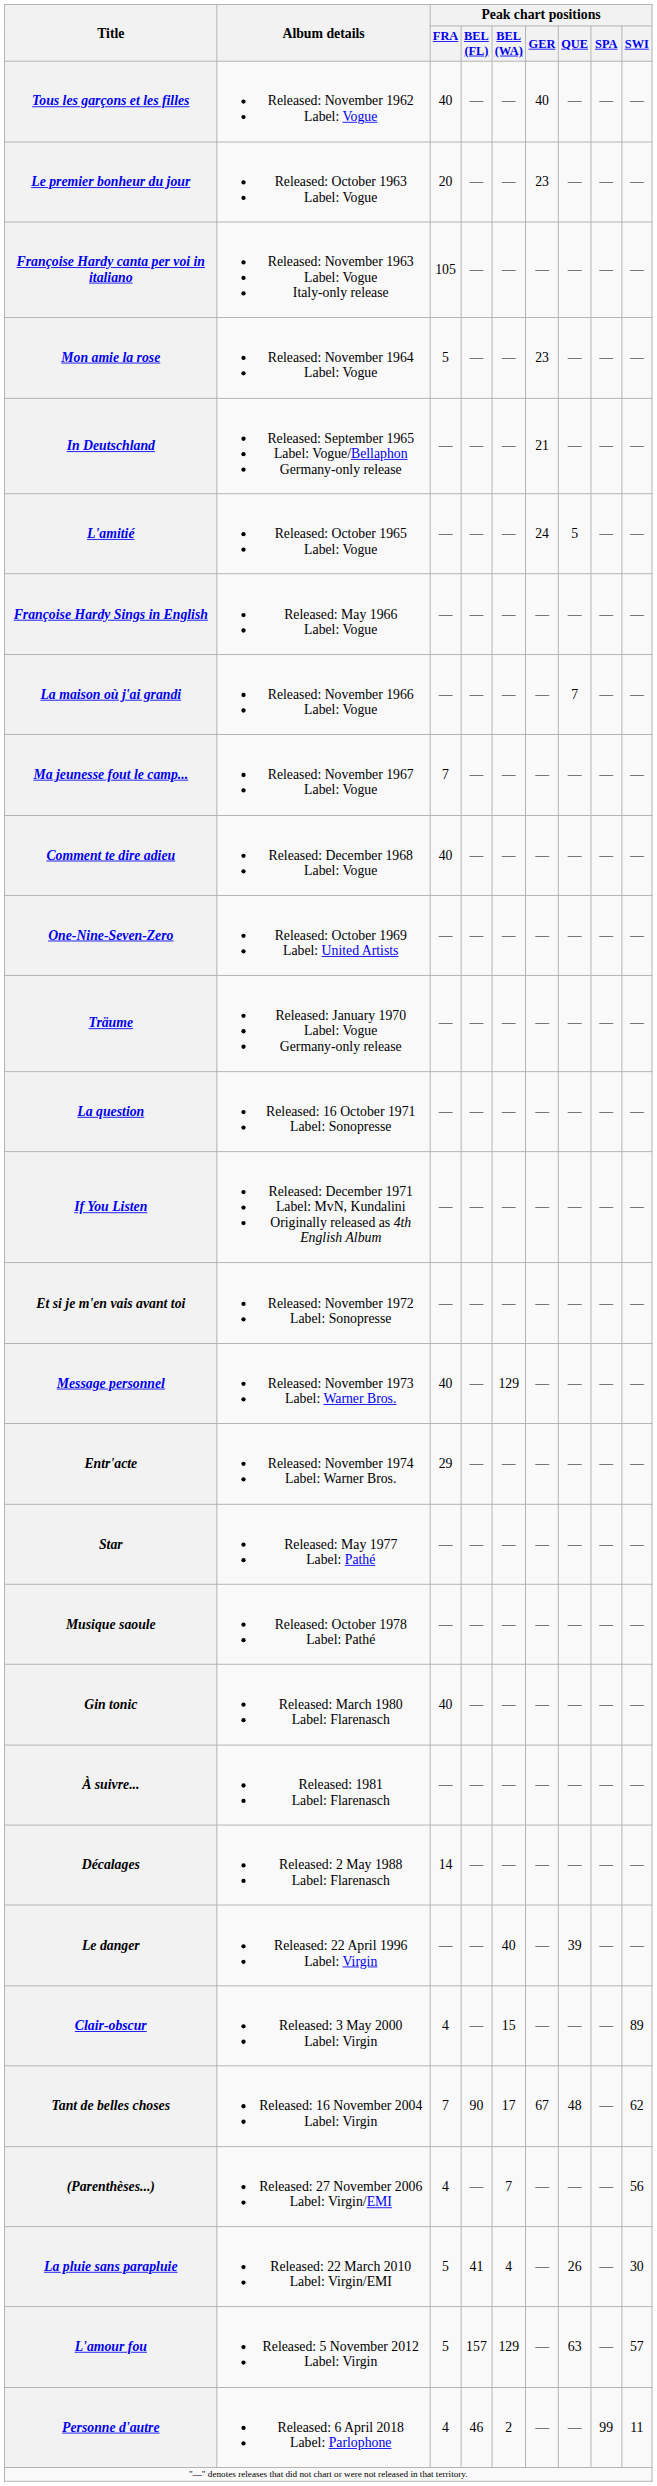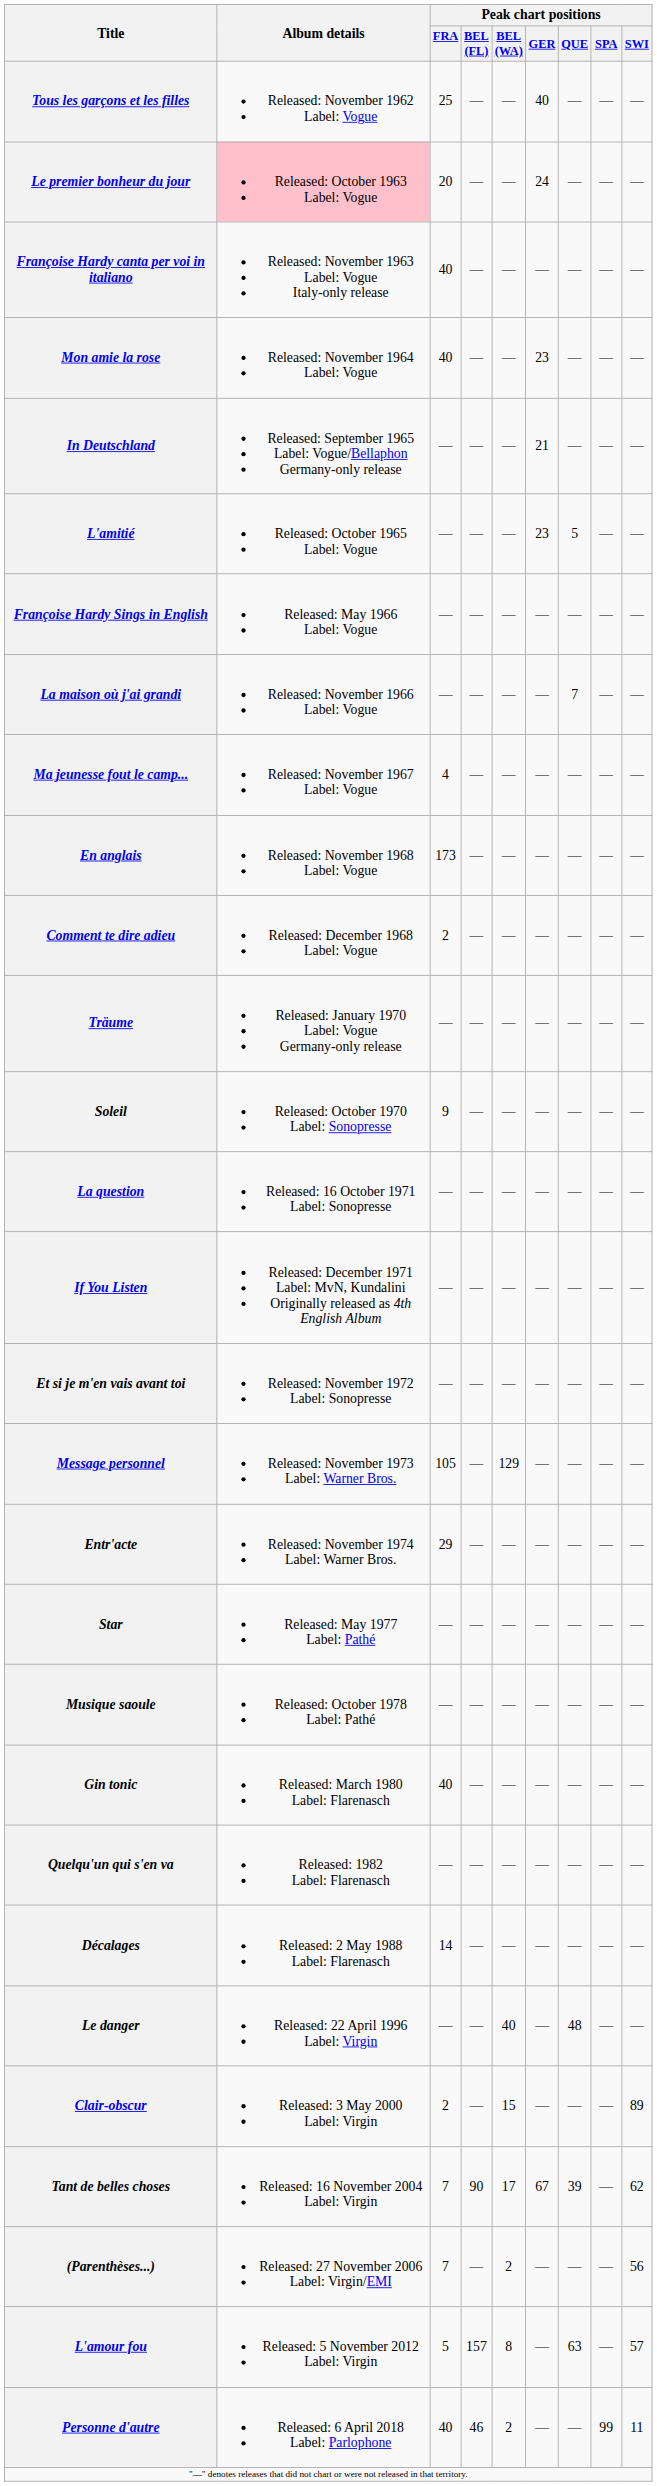(446, 101) 40 -> (446, 101) 25
(324, 189) no background -> (324, 189) pink background
(542, 181) 23 -> (542, 181) 24
(446, 269) 105 -> (446, 269) 40
(446, 357) 5 -> (446, 357) 40
(542, 533) 24 -> (542, 533) 23
(446, 774) 7 -> (446, 774) 4
+ row: (111, 855)
(446, 855) 40 -> (446, 935) 2
- row: (111, 935)
+ row: (111, 1111)
(446, 1383) 40 -> (446, 1463) 105
- row: (111, 1784)
+ row: (111, 1865)
(575, 1945) 39 -> (575, 2025) 48
(446, 2025) 4 -> (446, 2106) 2
(575, 2106) 48 -> (575, 2186) 39
(446, 2186) 4 -> (446, 2266) 7
(509, 2186) 7 -> (509, 2266) 2
- row: (111, 2266)
(509, 2347) 129 -> (509, 2347) 8
(446, 2427) 4 -> (446, 2427) 40
